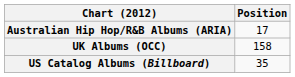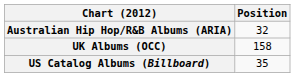(262, 30) 17 -> (262, 30) 32
